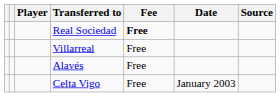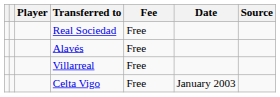(137, 30) bold -> (136, 30) normal
rows swapped: (68, 65) <-> (74, 48)
